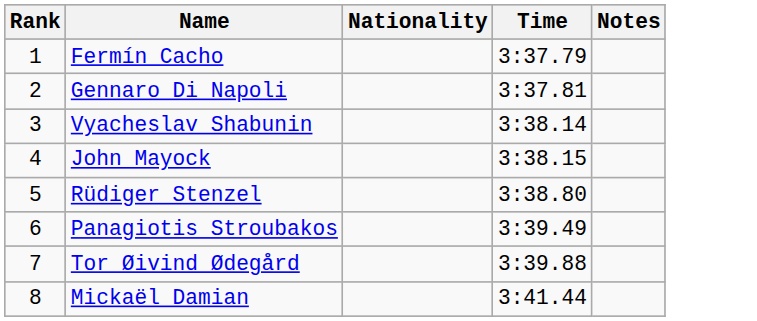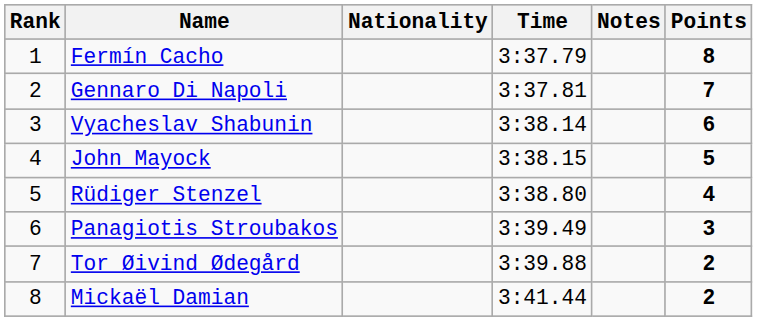+ column: (709, 22)
